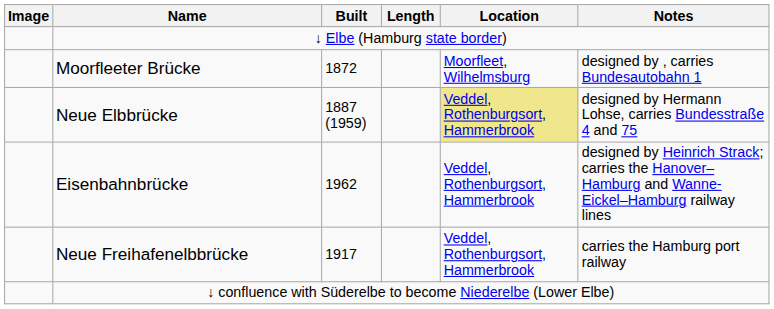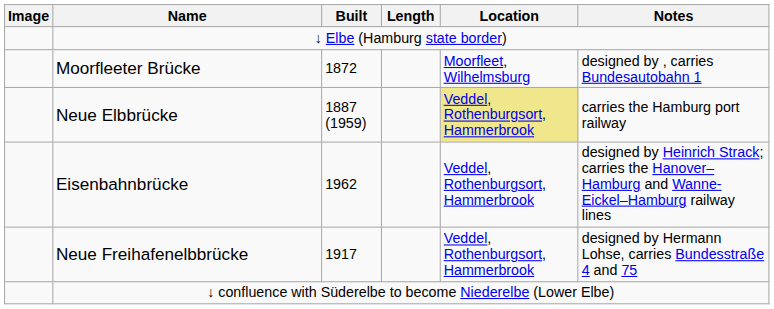(673, 114) designed by Hermann Lohse, carries Bundesstraße 4 and 75 -> (661, 114) carries the Hamburg port railway
(661, 254) carries the Hamburg port railway -> (673, 254) designed by Hermann Lohse, carries Bundesstraße 4 and 75
